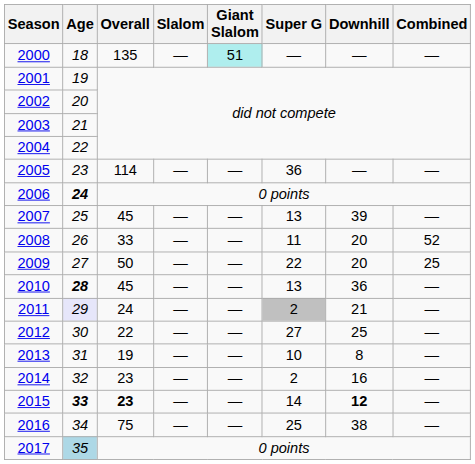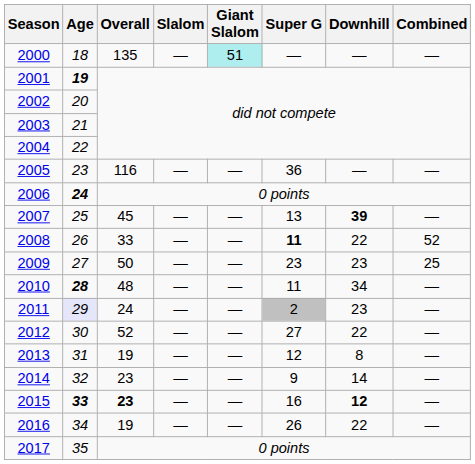(80, 78) normal -> (80, 78) bold
(125, 170) 114 -> (125, 170) 116
(359, 217) normal -> (359, 217) bold
(294, 240) normal -> (294, 240) bold
(359, 240) 20 -> (359, 240) 22
(294, 263) 22 -> (294, 263) 23
(359, 263) 20 -> (359, 263) 23
(125, 286) 45 -> (125, 286) 48
(294, 286) 13 -> (294, 286) 11
(359, 286) 36 -> (359, 286) 34
(359, 309) 21 -> (359, 309) 23
(125, 332) 22 -> (125, 332) 52
(359, 332) 25 -> (359, 332) 22
(294, 355) 10 -> (294, 355) 12
(294, 378) 2 -> (294, 378) 9
(359, 378) 16 -> (359, 378) 14
(294, 401) 14 -> (294, 401) 16
(125, 424) 75 -> (125, 424) 19
(294, 424) 25 -> (294, 424) 26
(359, 424) 38 -> (359, 424) 22
(80, 448) lightblue background -> (80, 448) no background
